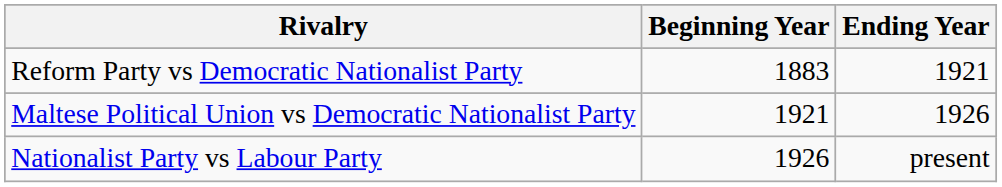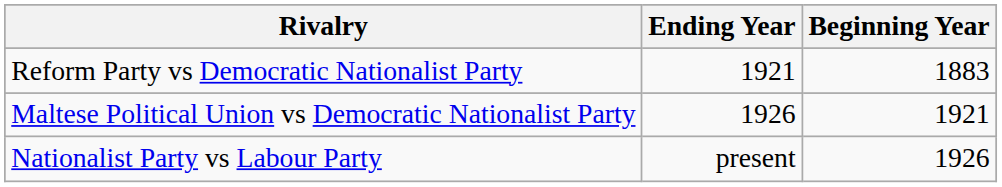columns swapped: (739, 26) <-> (916, 26)
